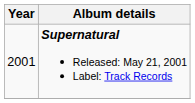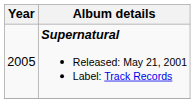(21, 61) 2001 -> (21, 61) 2005
